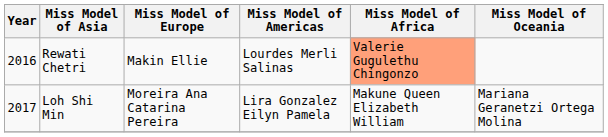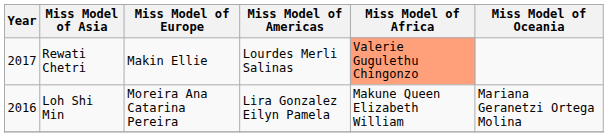(22, 62) 2016 -> (22, 62) 2017
(22, 109) 2017 -> (22, 109) 2016
